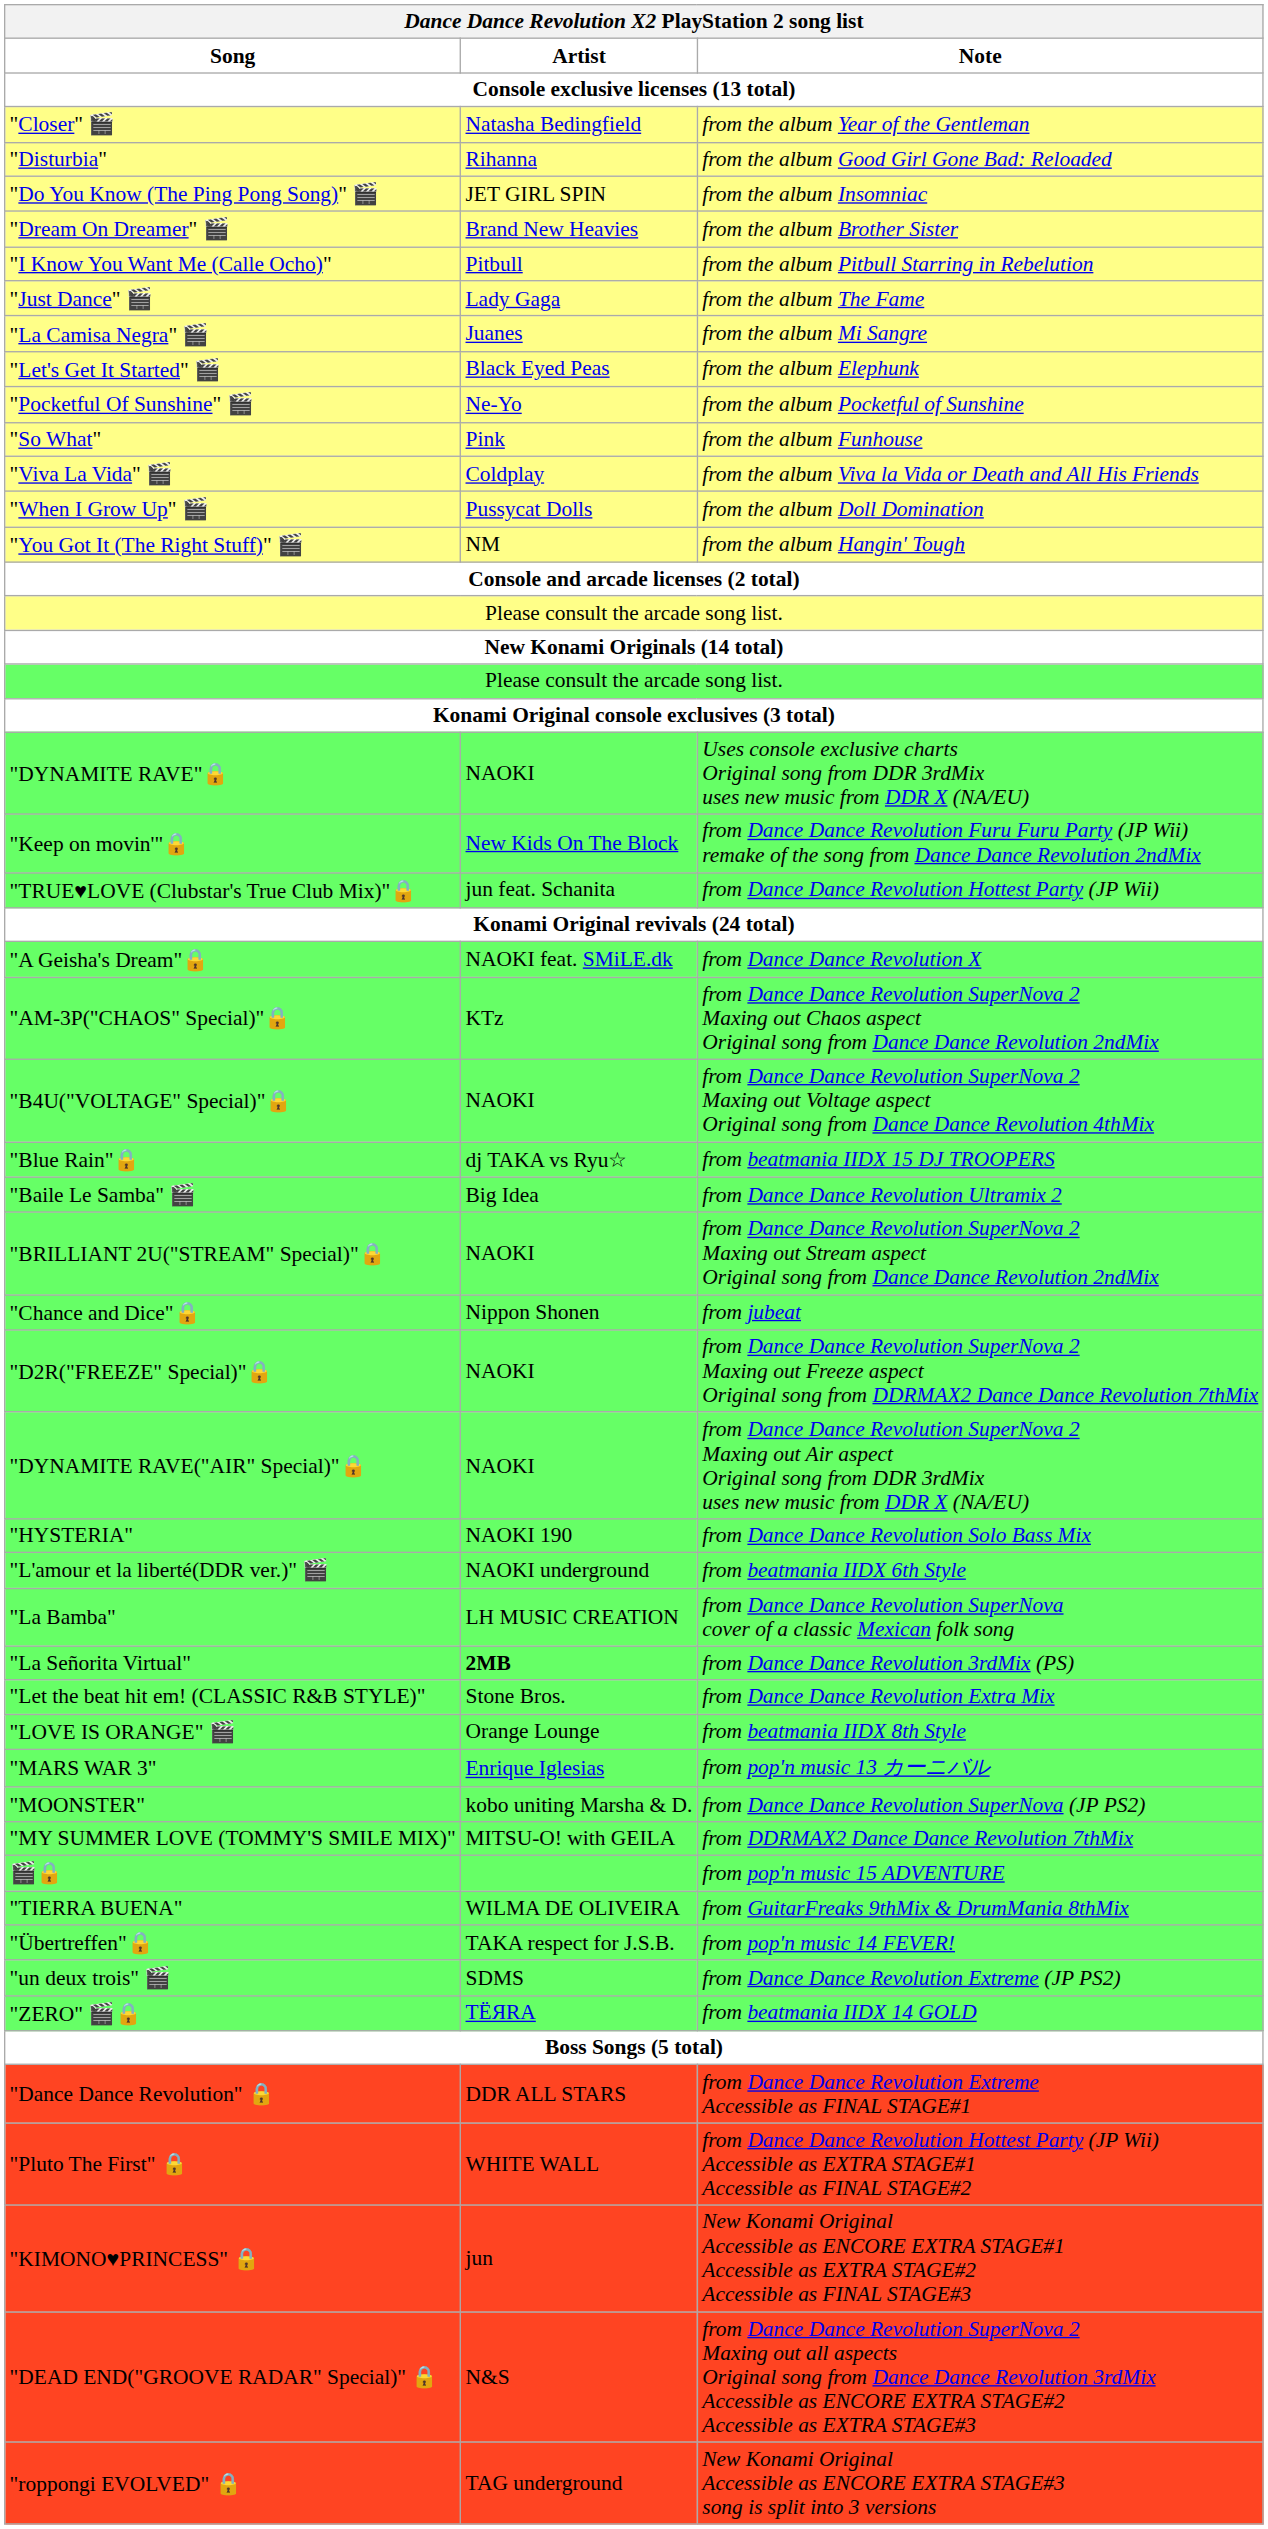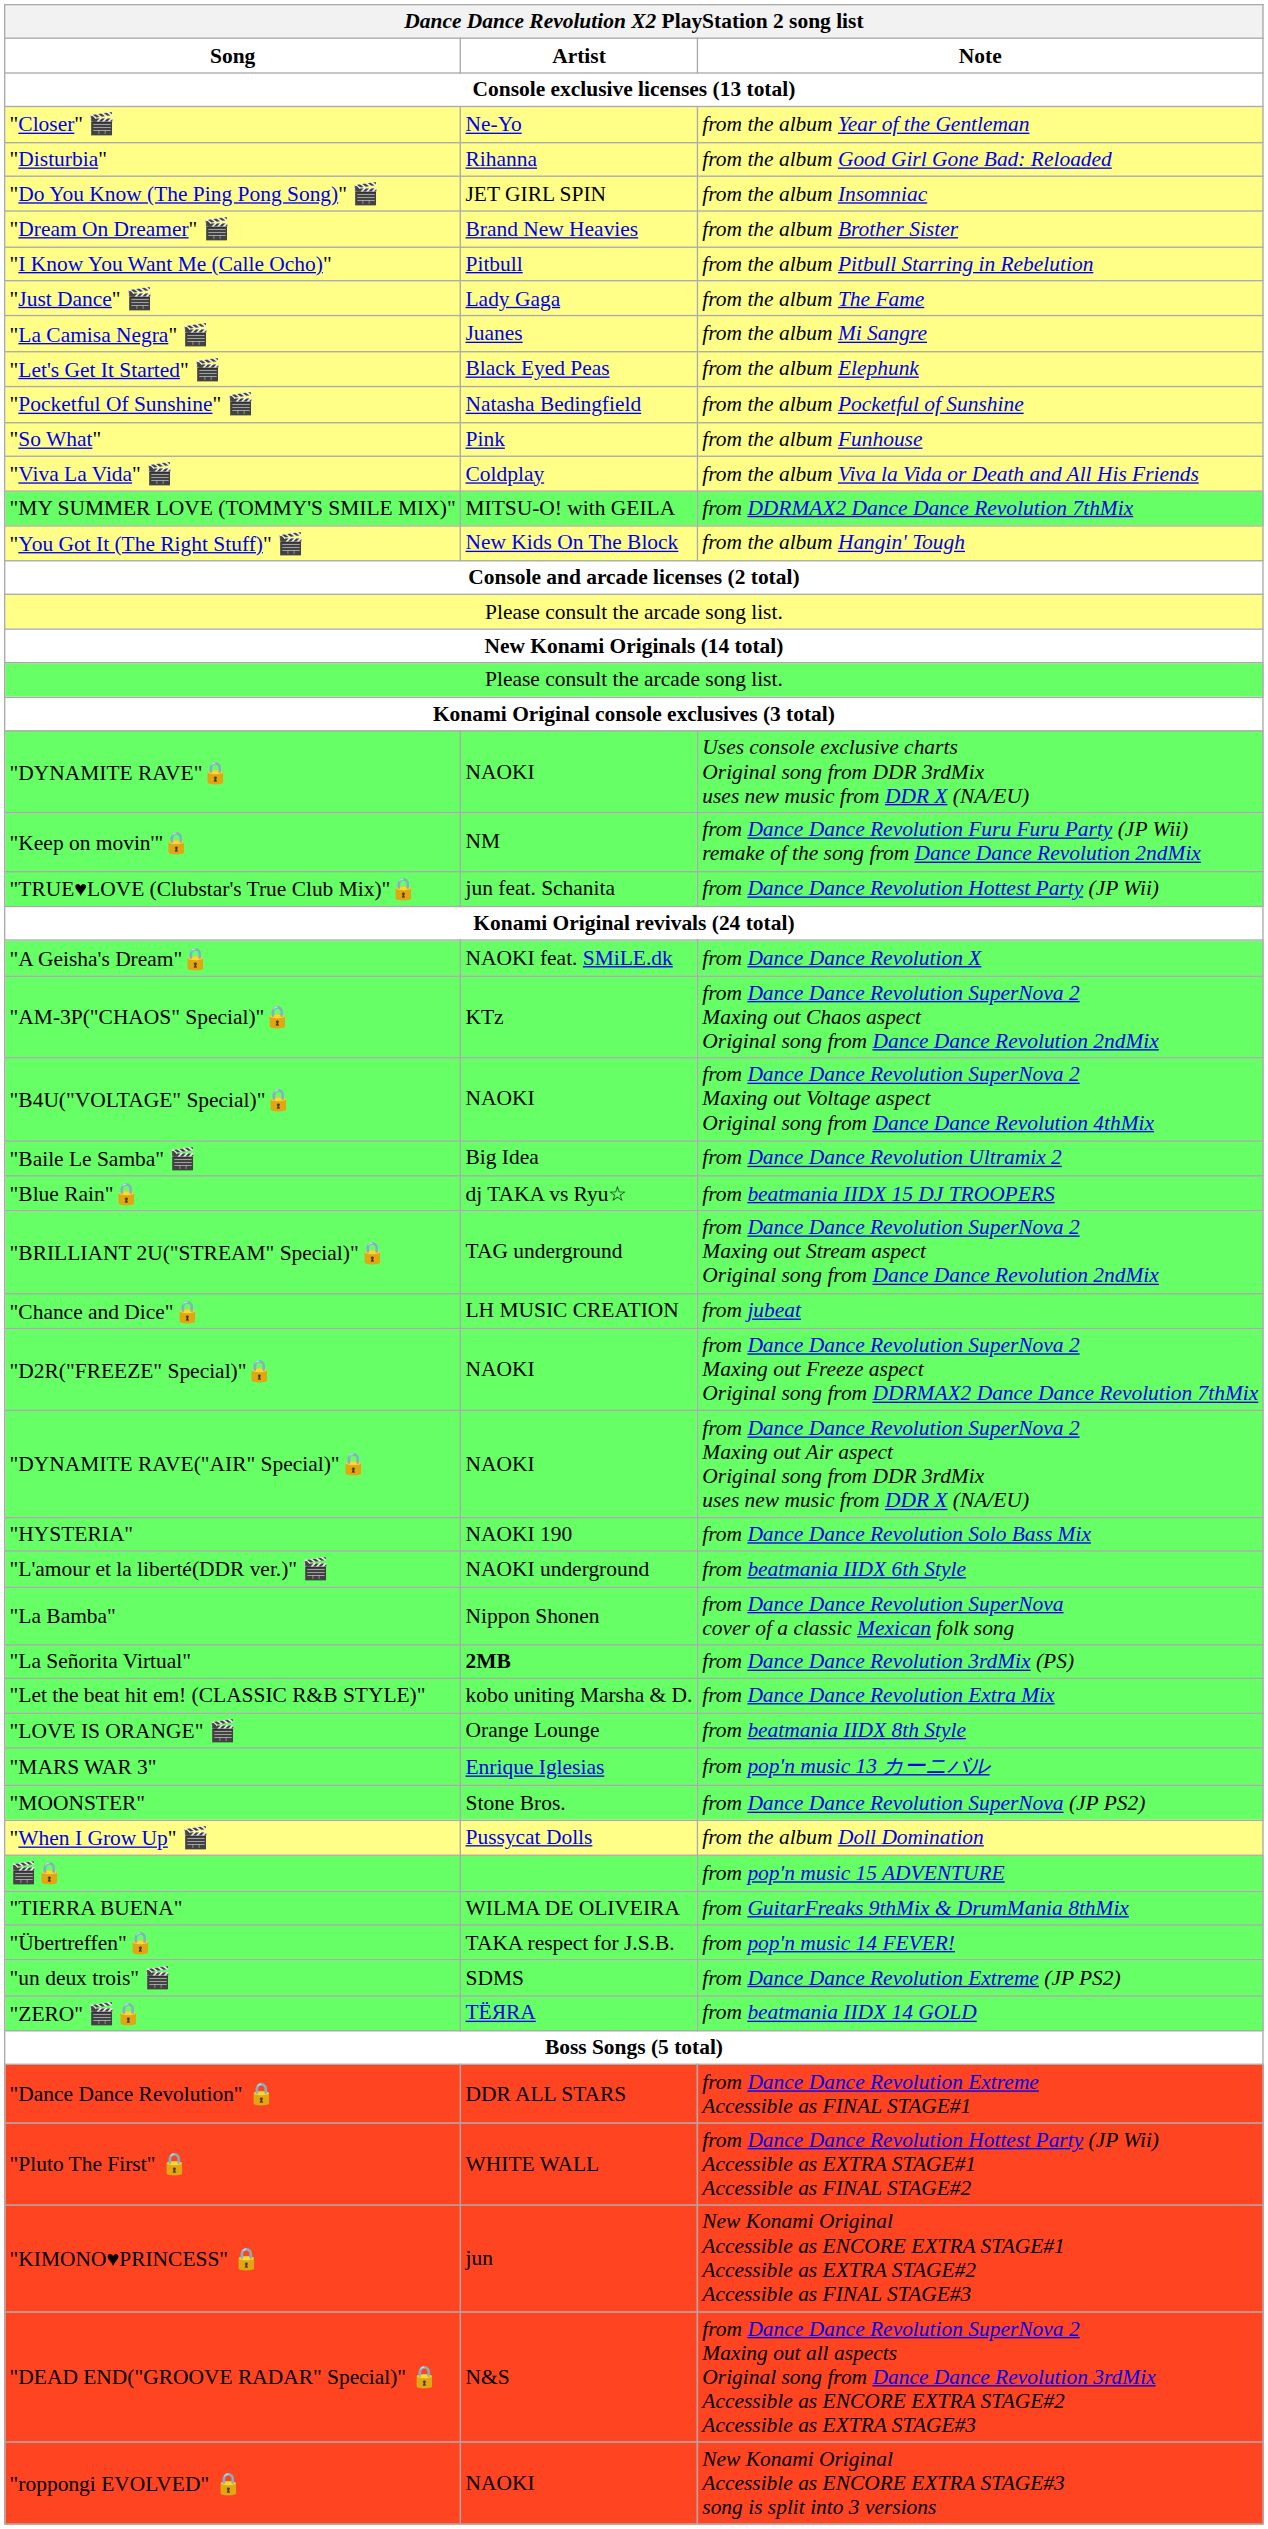(553, 124) Natasha Bedingfield -> (494, 124) Ne-Yo
(494, 404) Ne-Yo -> (553, 404) Natasha Bedingfield
rows swapped: (109, 509) <-> (233, 1838)
(483, 544) NM -> (572, 542) New Kids On The Block
(572, 843) New Kids On The Block -> (483, 841) NM
rows swapped: (103, 1195) <-> (75, 1159)
(500, 1253) NAOKI -> (544, 1251) TAG underground
(533, 1312) Nippon Shonen -> (572, 1310) LH MUSIC CREATION
(572, 1616) LH MUSIC CREATION -> (533, 1615) Nippon Shonen
(516, 1696) Stone Bros. -> (579, 1695) kobo uniting Marsha & D.
(579, 1804) kobo uniting Marsha & D. -> (516, 1802) Stone Bros.
(544, 2482) TAG underground -> (500, 2482) NAOKI
